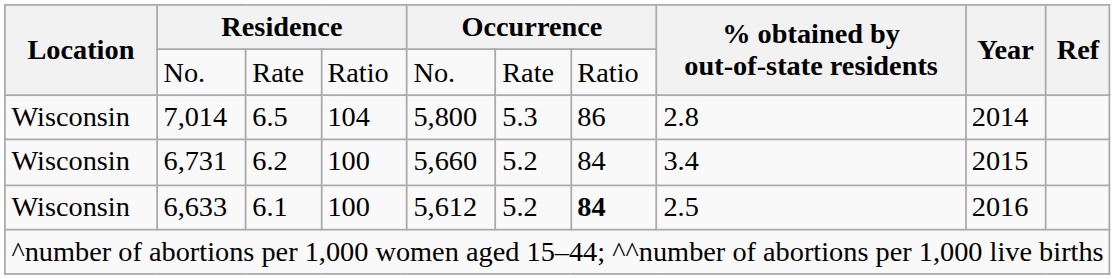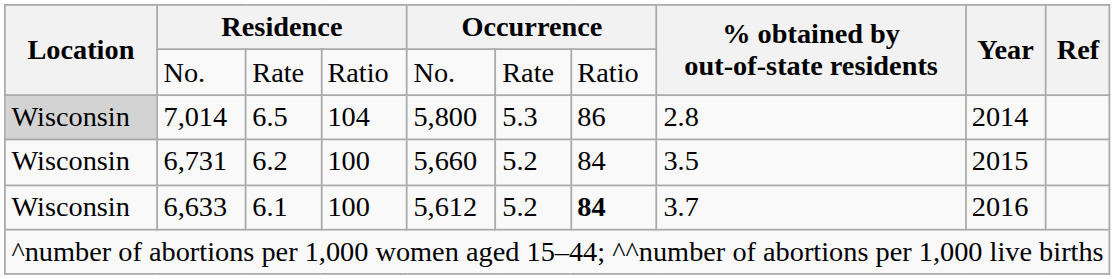(71, 116) no background -> (71, 116) lightgrey background
(681, 161) 3.4 -> (681, 161) 3.5
(681, 206) 2.5 -> (681, 206) 3.7
